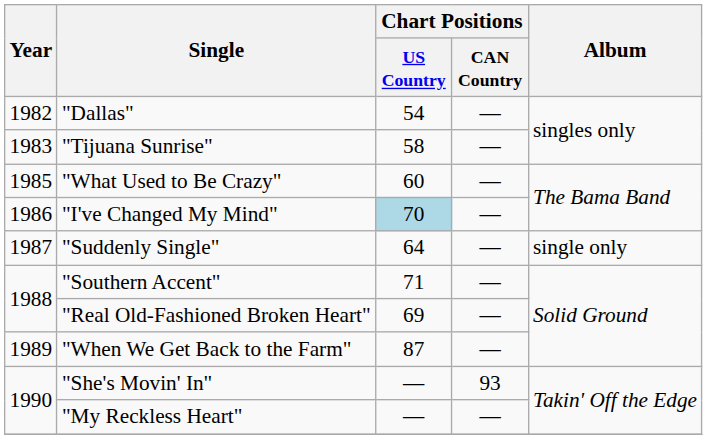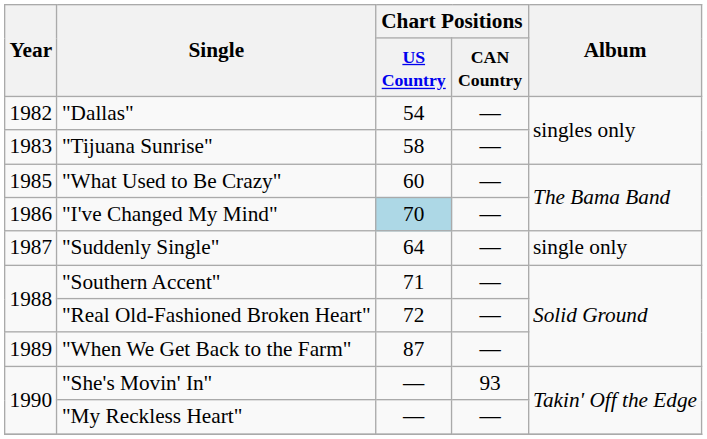(414, 315) 69 -> (414, 315) 72
